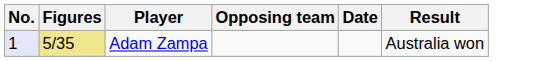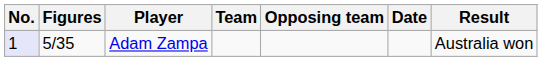+ column: (236, 18)
(58, 44) khaki background -> (58, 44) no background
